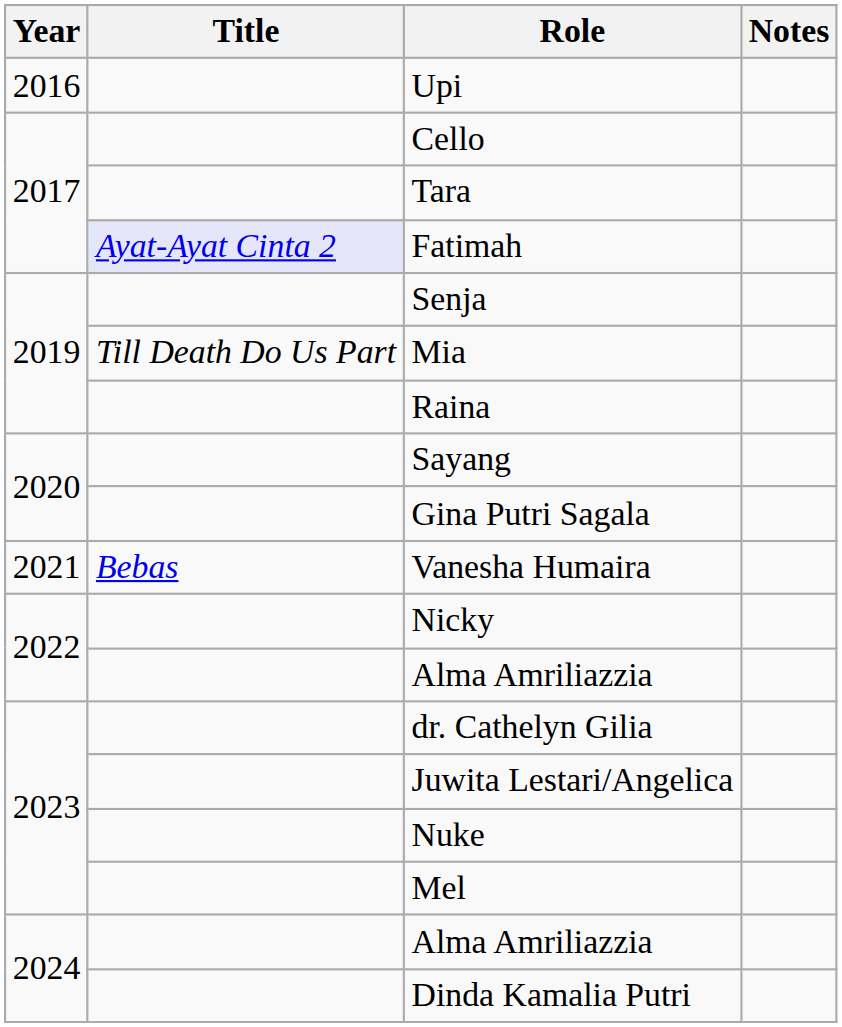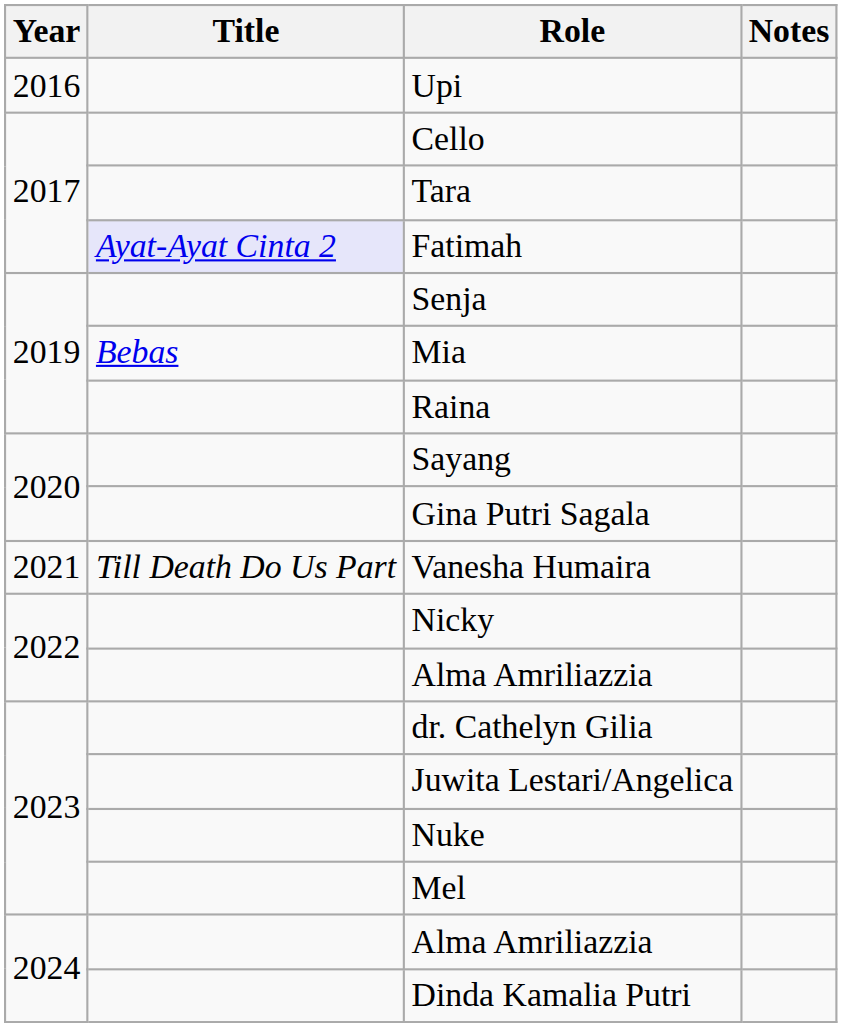(246, 352) Till Death Do Us Part -> (137, 352) Bebas
(137, 566) Bebas -> (246, 566) Till Death Do Us Part
